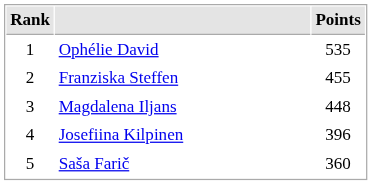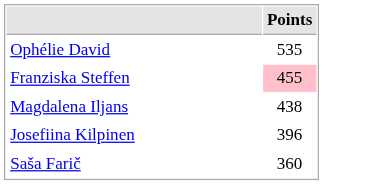- column: (30, 19)
(338, 78) no background -> (290, 78) pink background
(338, 106) 448 -> (290, 106) 438
